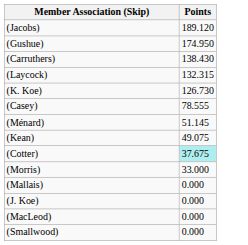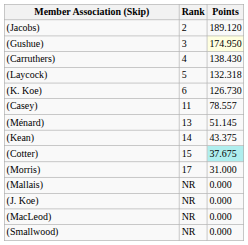+ column: (193, 12)
(198, 43) no background -> (226, 43) lightyellow background
(198, 75) 132.315 -> (226, 75) 132.318
(195, 106) 78.555 -> (223, 106) 78.557
(195, 138) 49.075 -> (223, 138) 43.375
(195, 169) 33.000 -> (223, 169) 31.000
